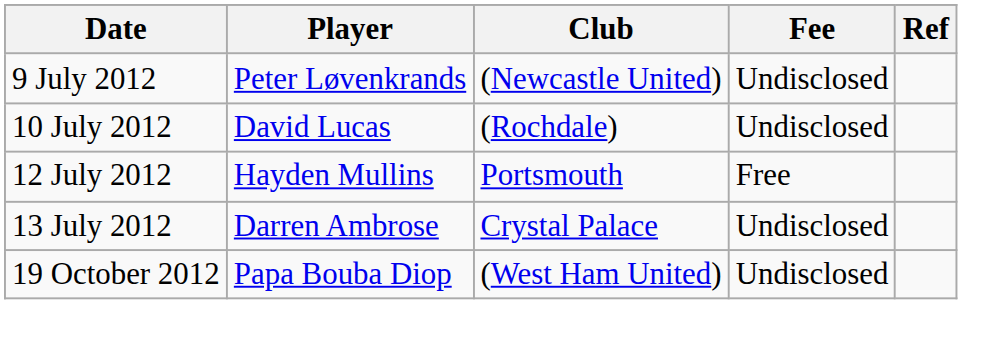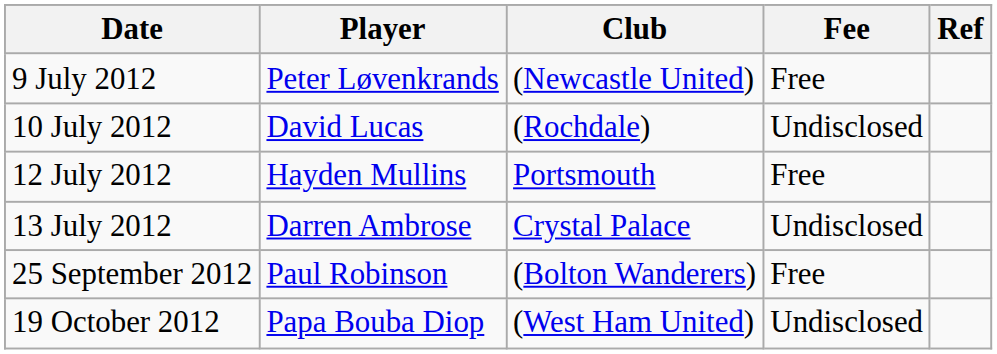(812, 77) Undisclosed -> (798, 77) Free
+ row: (132, 273)
